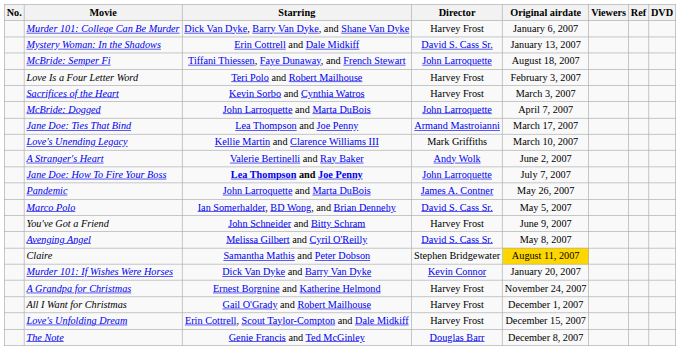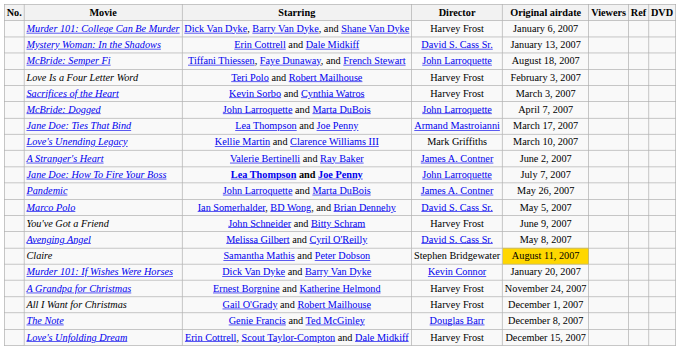(457, 158) Andy Wolk -> (457, 158) James A. Contner
rows swapped: (45, 337) <-> (77, 321)
